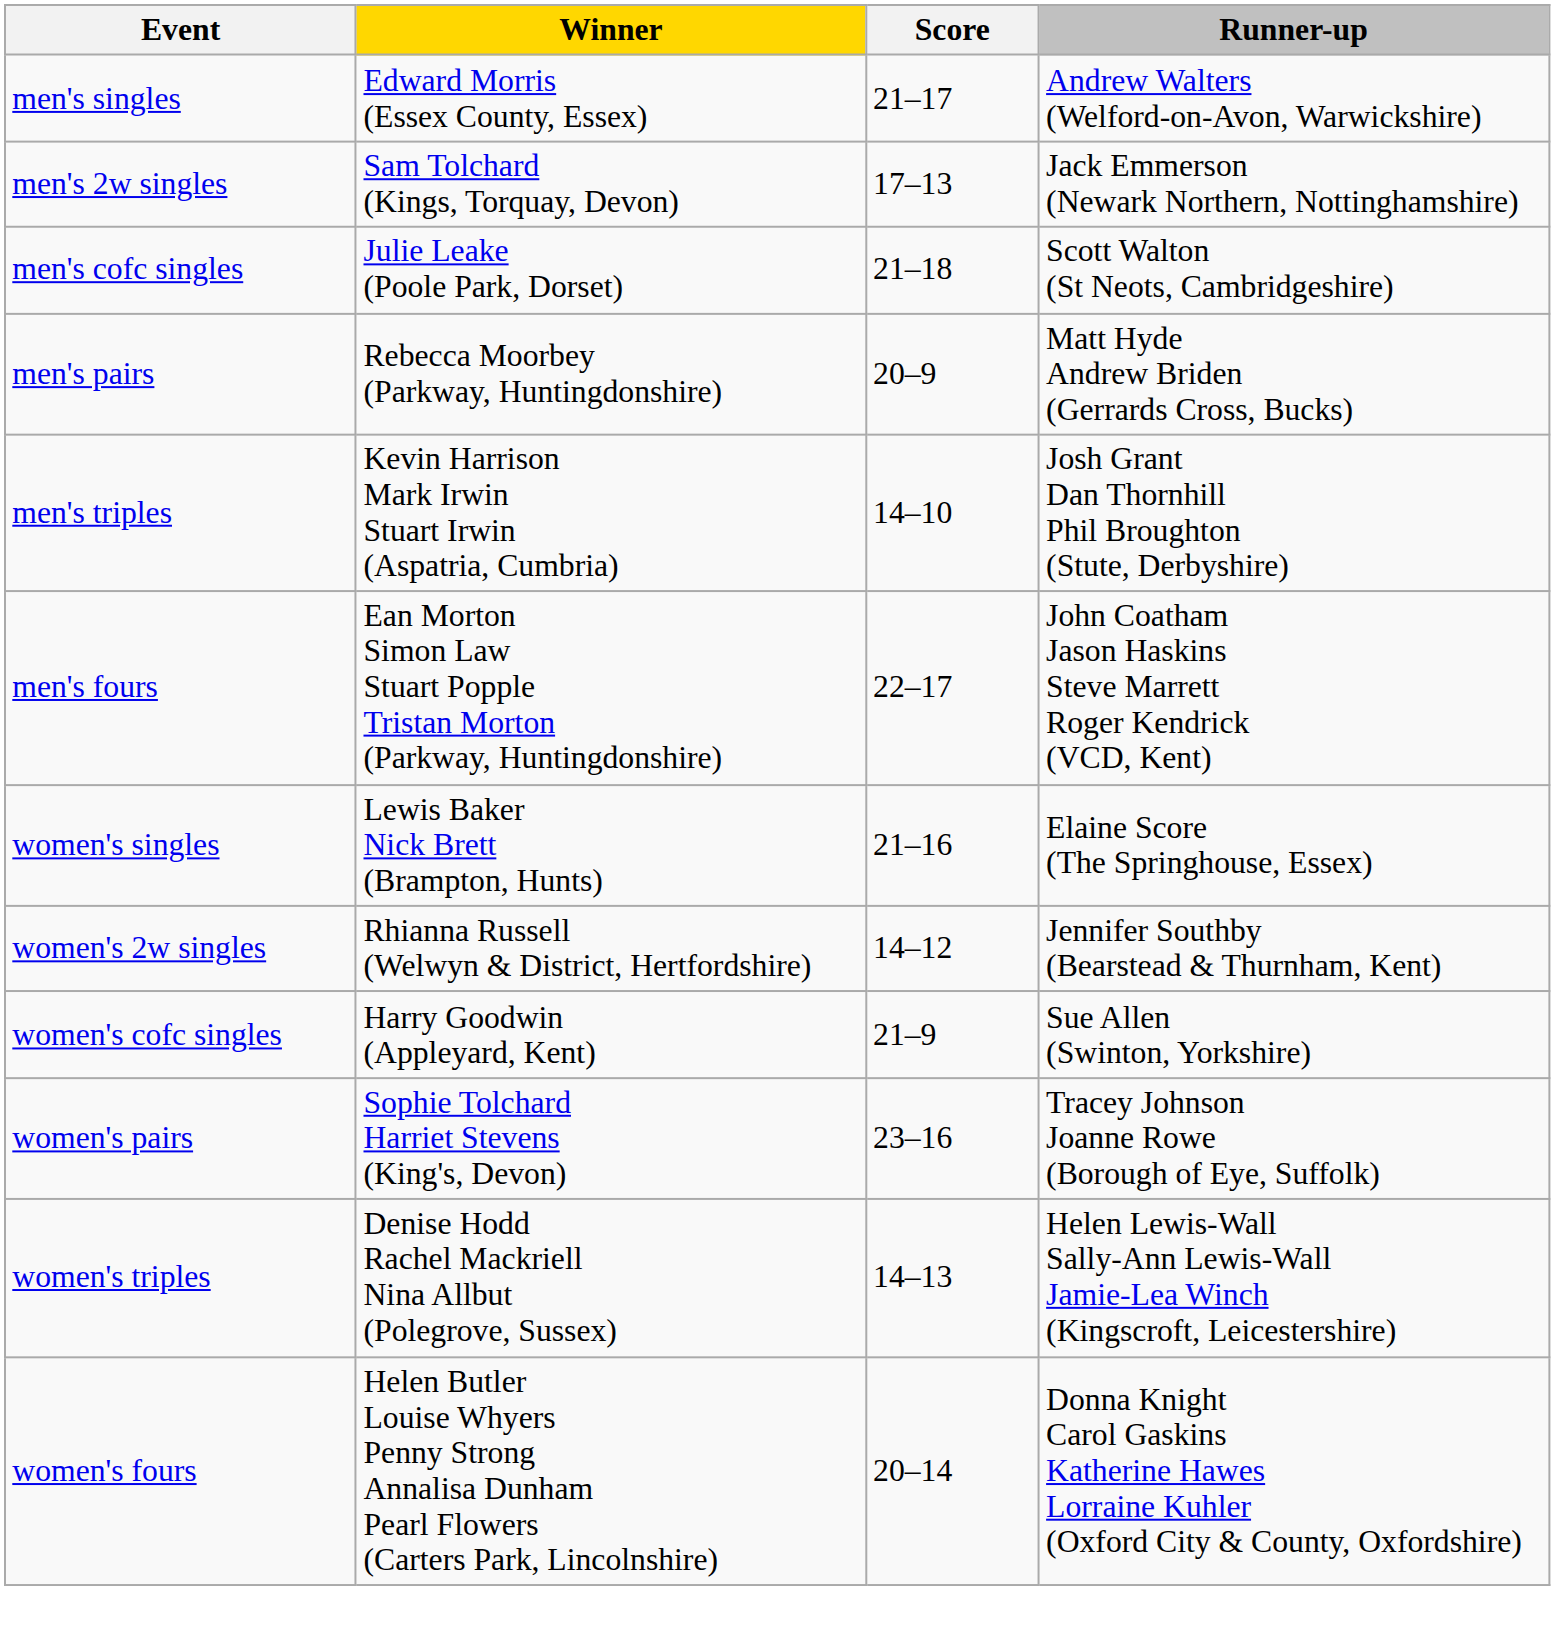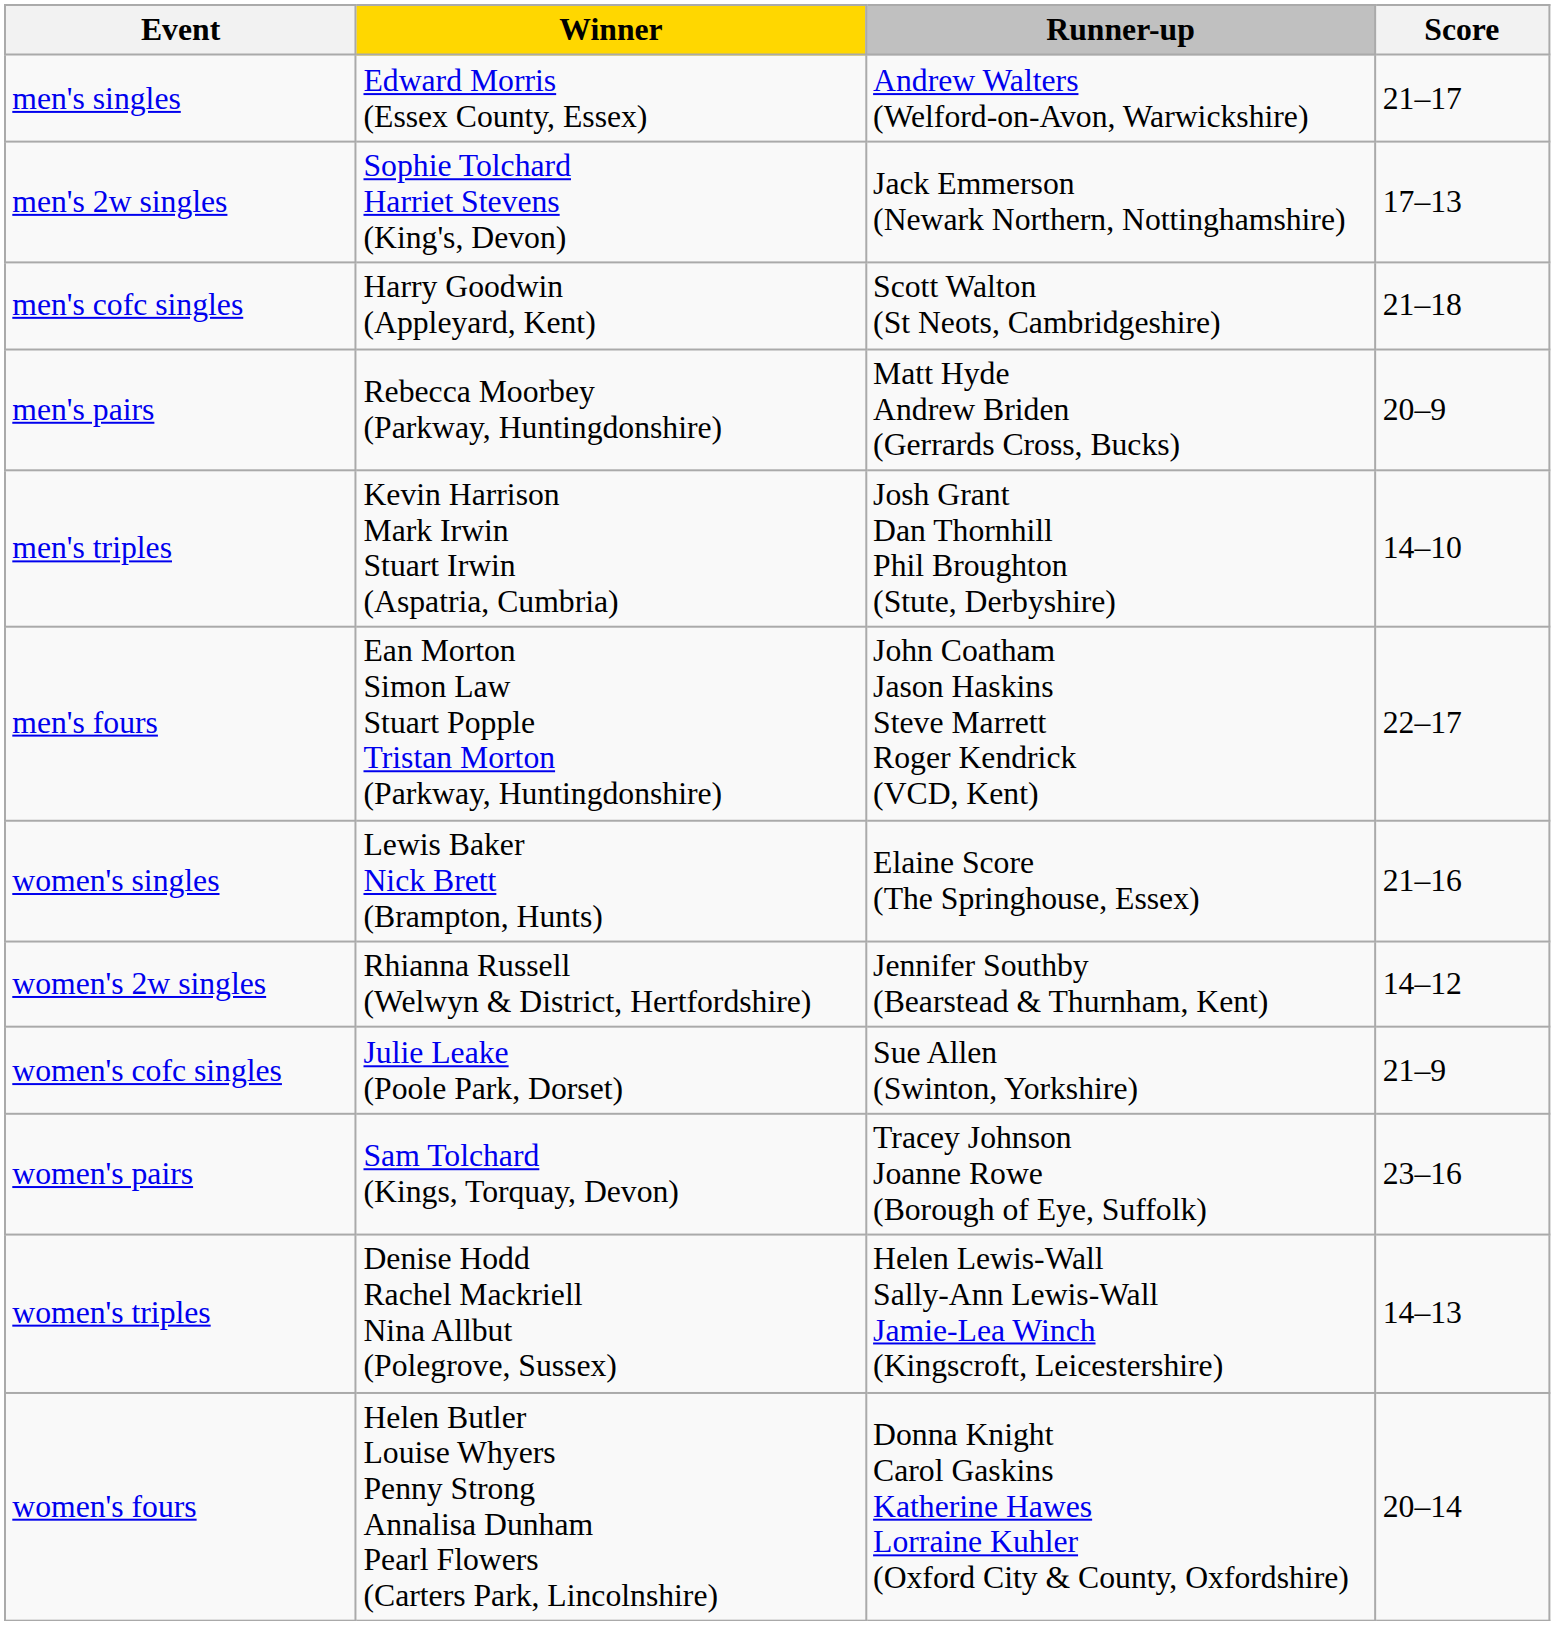columns swapped: (1294, 29) <-> (952, 29)
(521, 183) Sam Tolchard (Kings, Torquay, Devon) -> (467, 201) Sophie Tolchard Harriet Stevens (King's, Devon)
(493, 269) Julie Leake (Poole Park, Dorset) -> (480, 305) Harry Goodwin (Appleyard, Kent)
(480, 1034) Harry Goodwin (Appleyard, Kent) -> (493, 1069) Julie Leake (Poole Park, Dorset)
(467, 1137) Sophie Tolchard Harriet Stevens (King's, Devon) -> (521, 1173) Sam Tolchard (Kings, Torquay, Devon)
